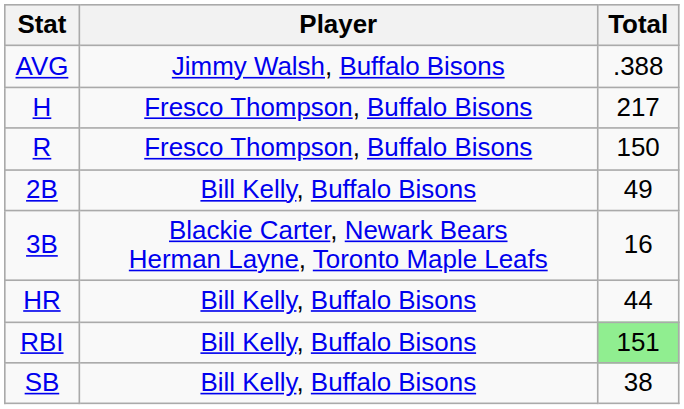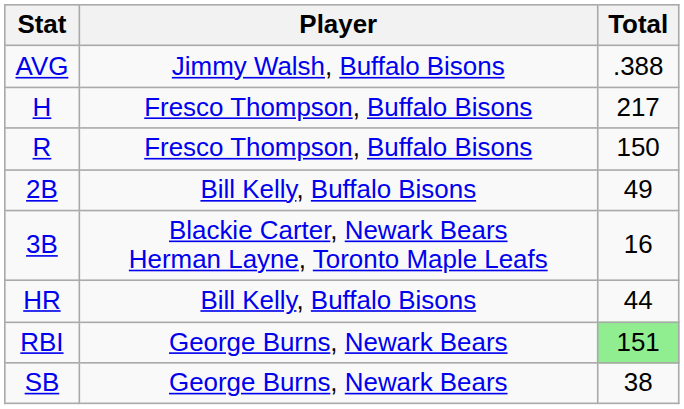(338, 341) Bill Kelly, Buffalo Bisons -> (338, 341) George Burns, Newark Bears
(338, 383) Bill Kelly, Buffalo Bisons -> (338, 383) George Burns, Newark Bears
